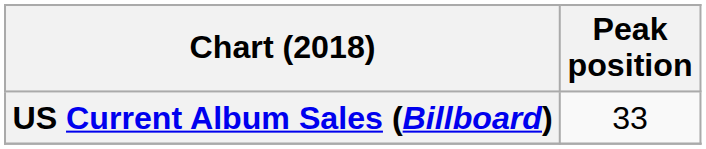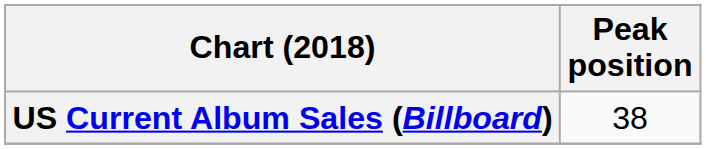(630, 117) 33 -> (630, 117) 38
